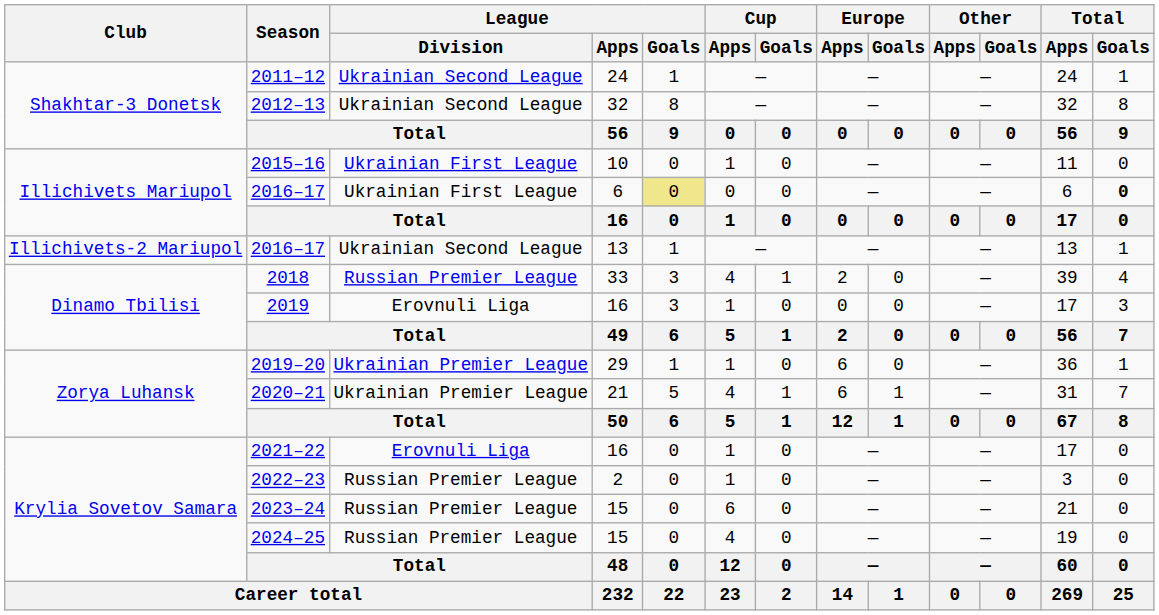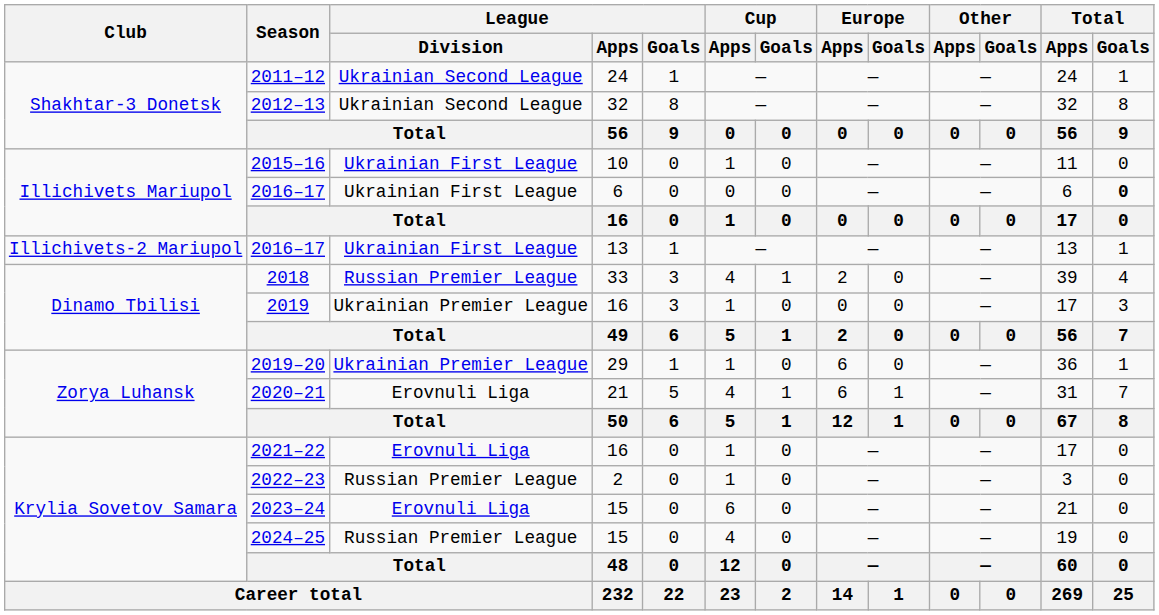(674, 192) khaki background -> (674, 192) no background
(461, 250) Ukrainian Second League -> (461, 250) Ukrainian First League
(461, 307) Erovnuli Liga -> (461, 307) Ukrainian Premier League
(461, 394) Ukrainian Premier League -> (461, 394) Erovnuli Liga
(461, 509) Russian Premier League -> (461, 509) Erovnuli Liga
